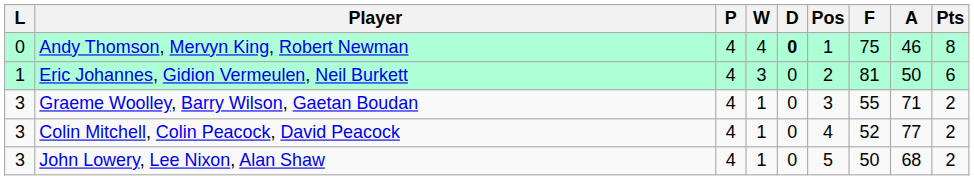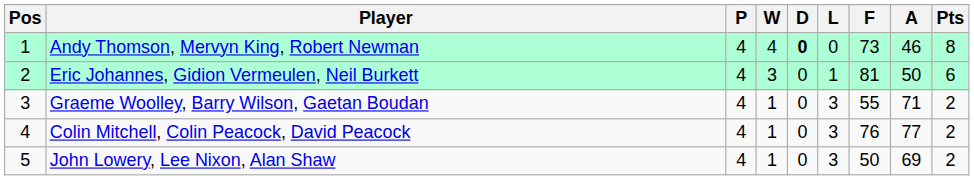columns swapped: (828, 18) <-> (20, 18)
(870, 47) 75 -> (870, 47) 73
(870, 132) 52 -> (870, 132) 76
(911, 160) 68 -> (911, 160) 69
